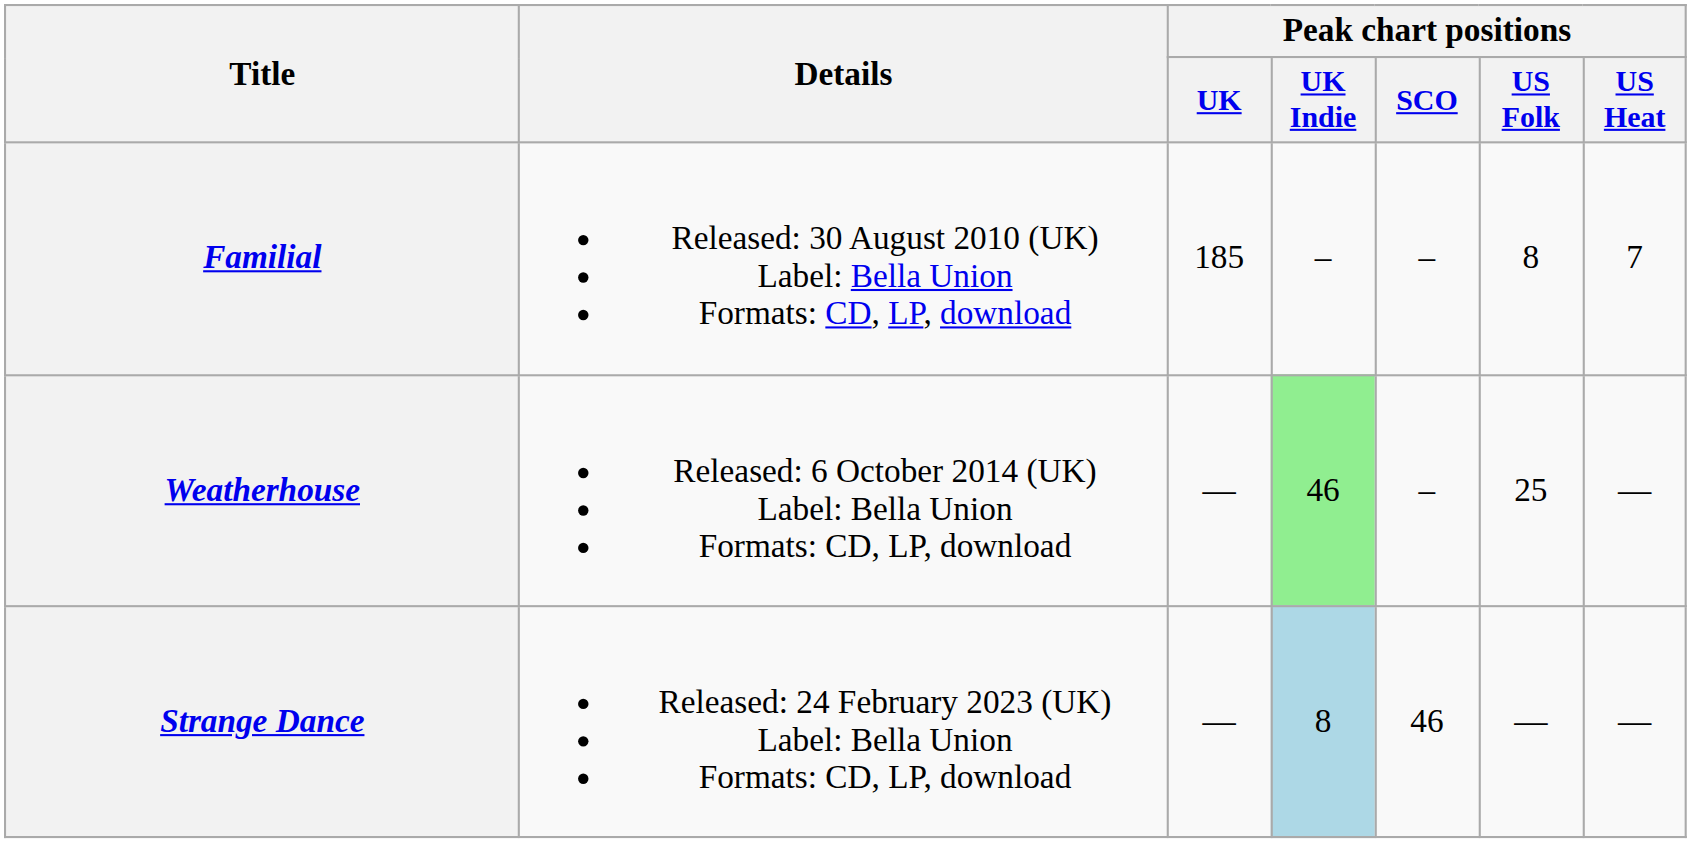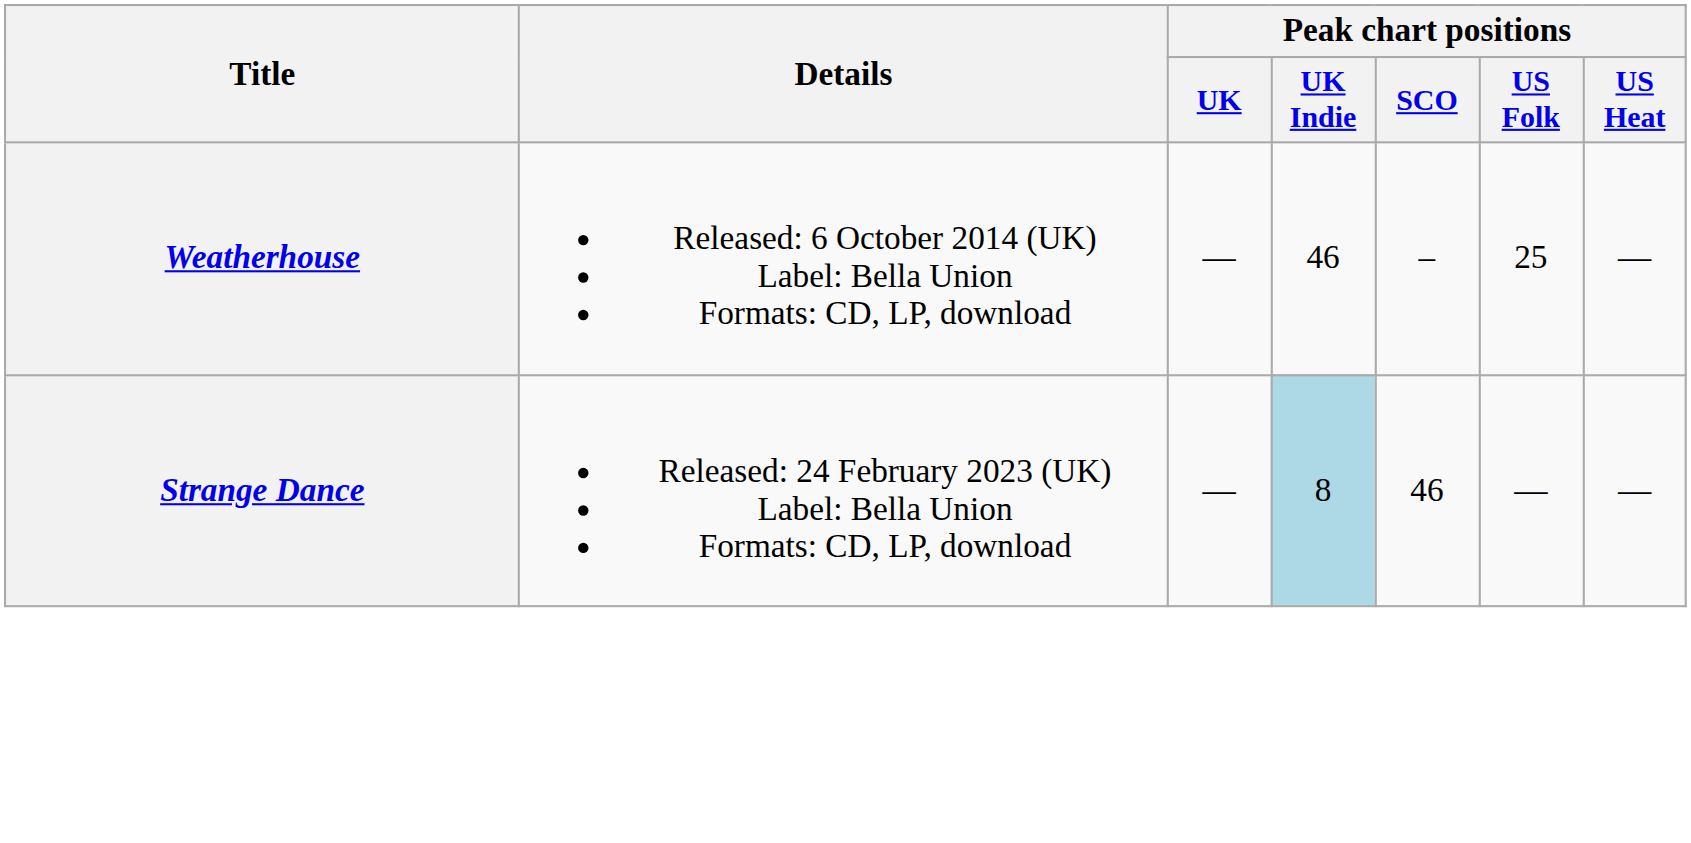- row: (262, 257)
(1323, 489) lightgreen background -> (1323, 257) no background
